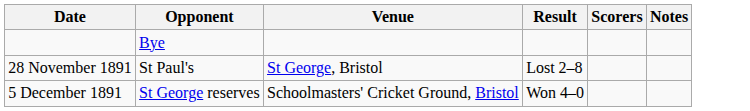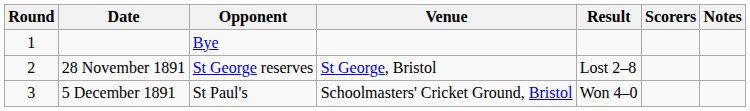+ column: (31, 17)
(167, 67) St Paul's -> (253, 67) St George reserves
(199, 93) St George reserves -> (220, 93) St Paul's
